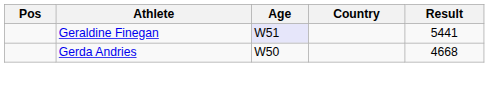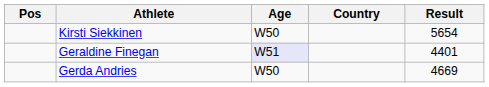+ row: (100, 33)
(444, 33) 5441 -> (444, 52) 4401
(444, 52) 4668 -> (444, 71) 4669
